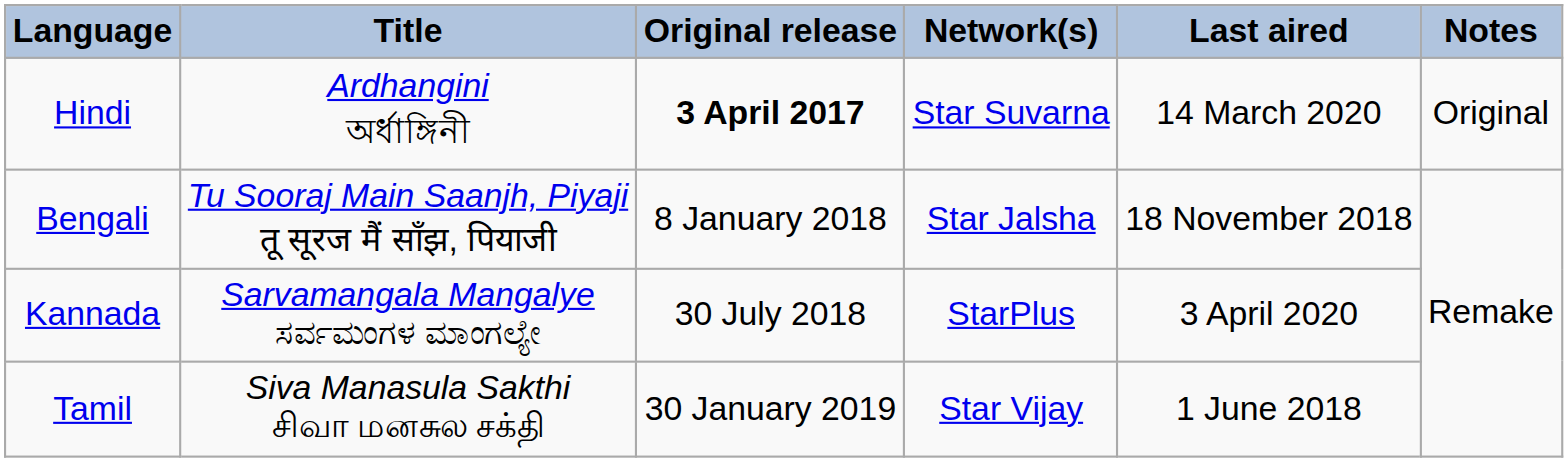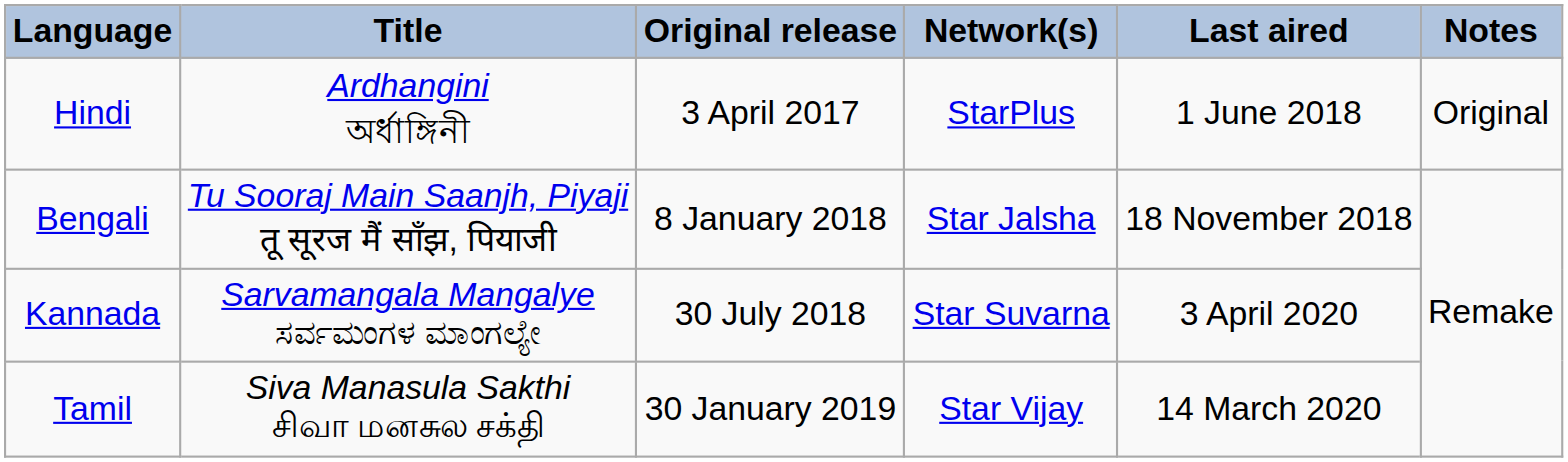(770, 113) bold -> (770, 113) normal
(1011, 113) Star Suvarna -> (1011, 113) StarPlus
(1269, 113) 14 March 2020 -> (1269, 113) 1 June 2018
(1011, 314) StarPlus -> (1011, 314) Star Suvarna
(1269, 407) 1 June 2018 -> (1269, 407) 14 March 2020
